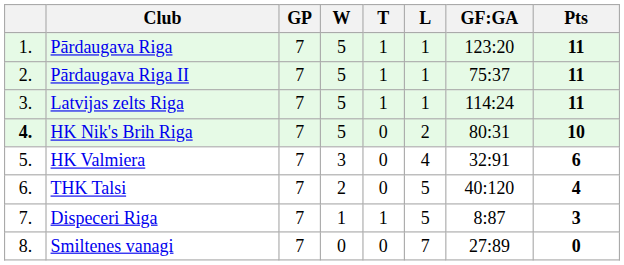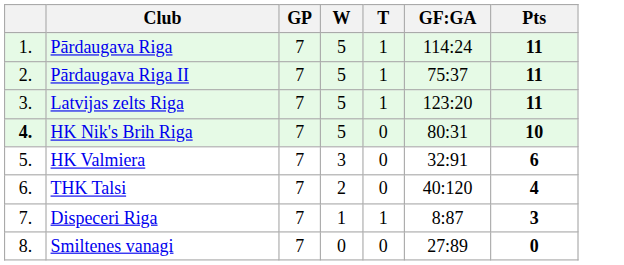- column: (425, 18)
(489, 47) 123:20 -> (448, 47) 114:24
(489, 103) 114:24 -> (448, 103) 123:20
